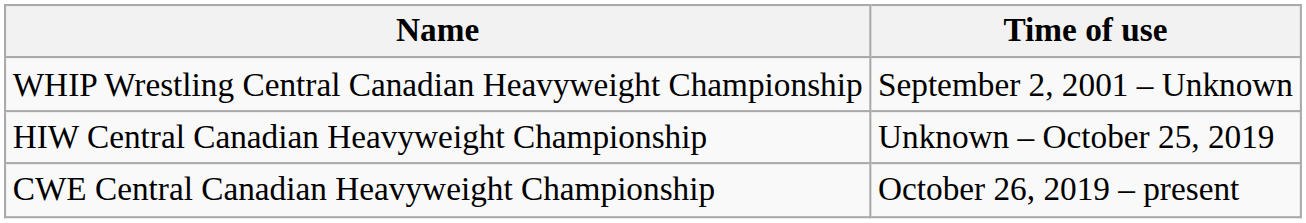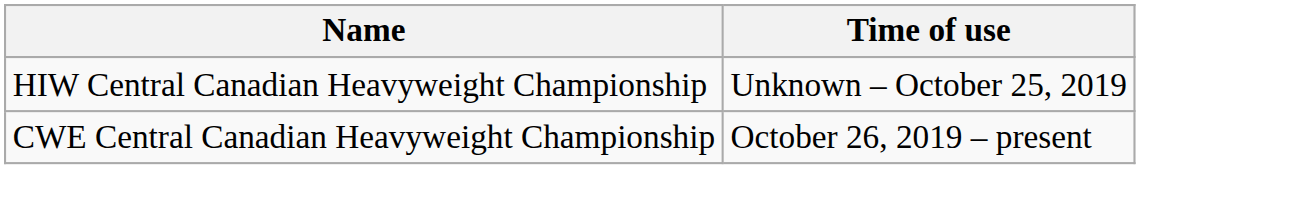- row: (438, 83)
